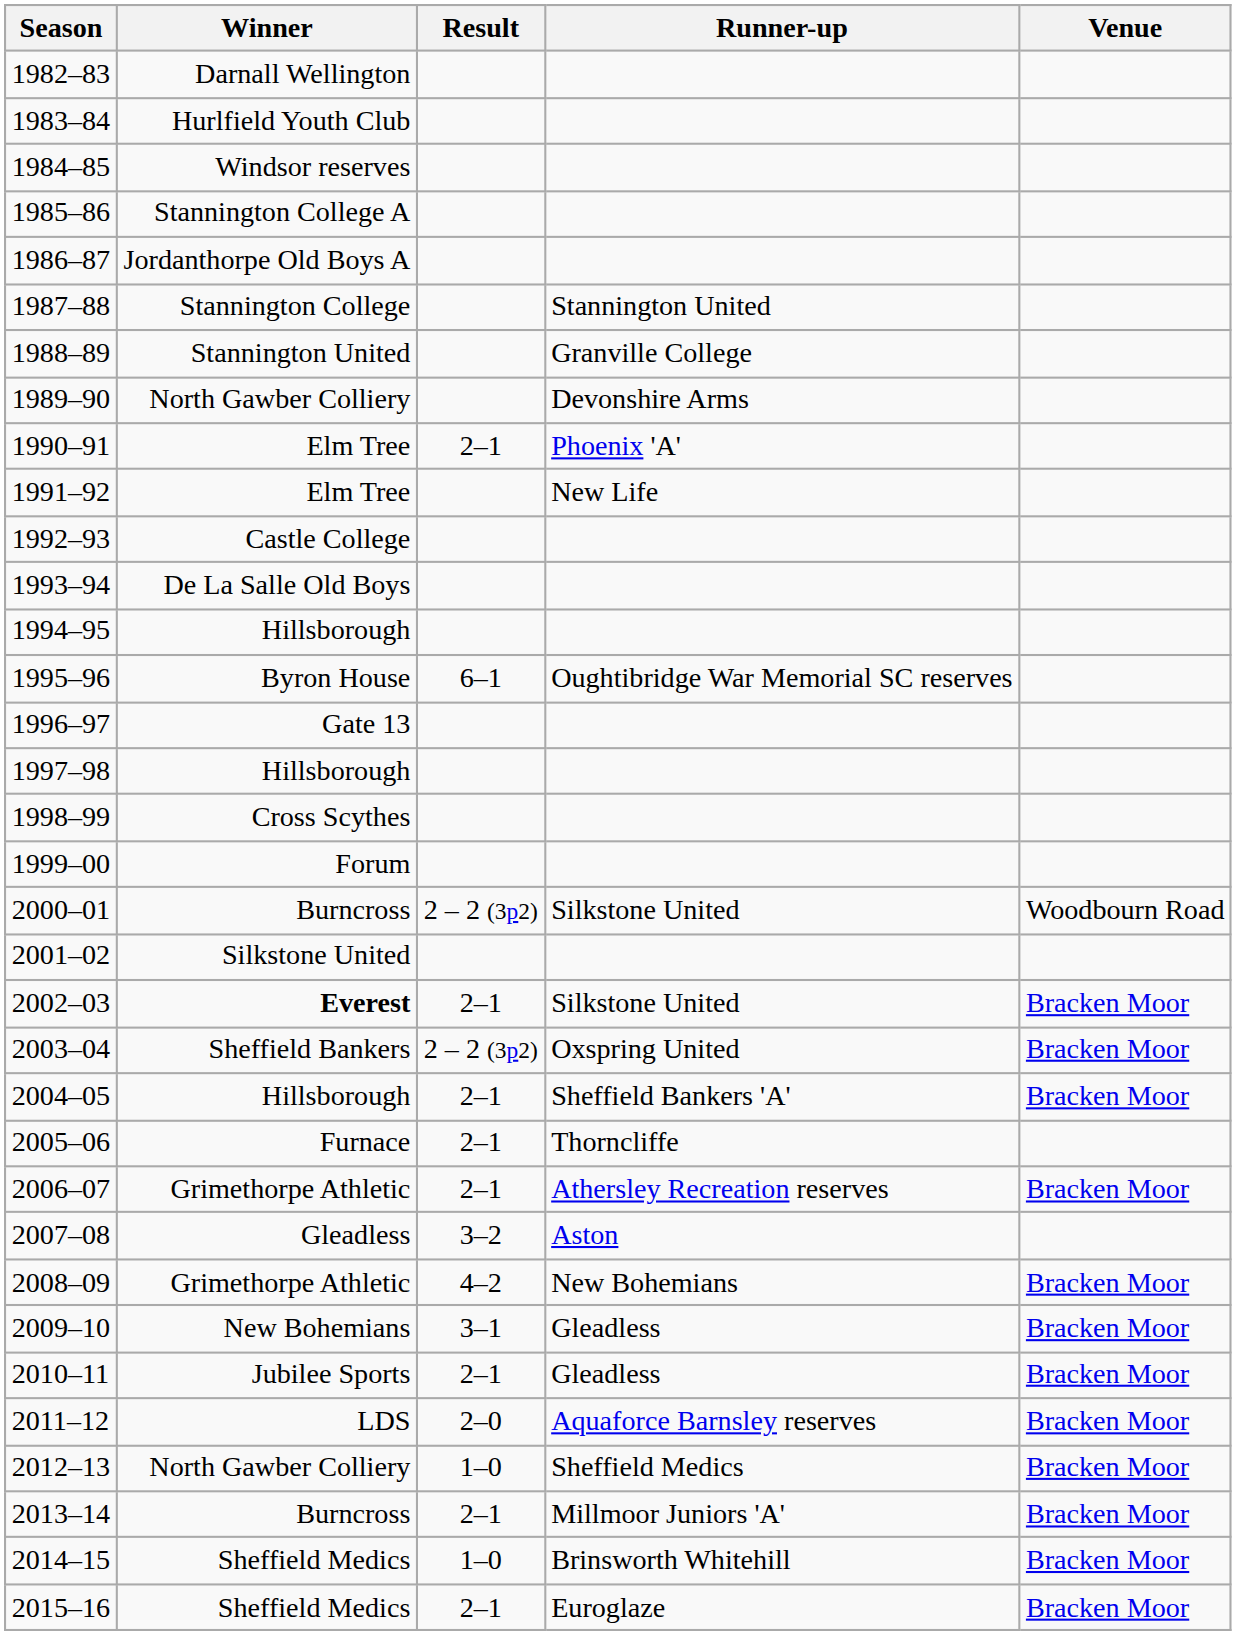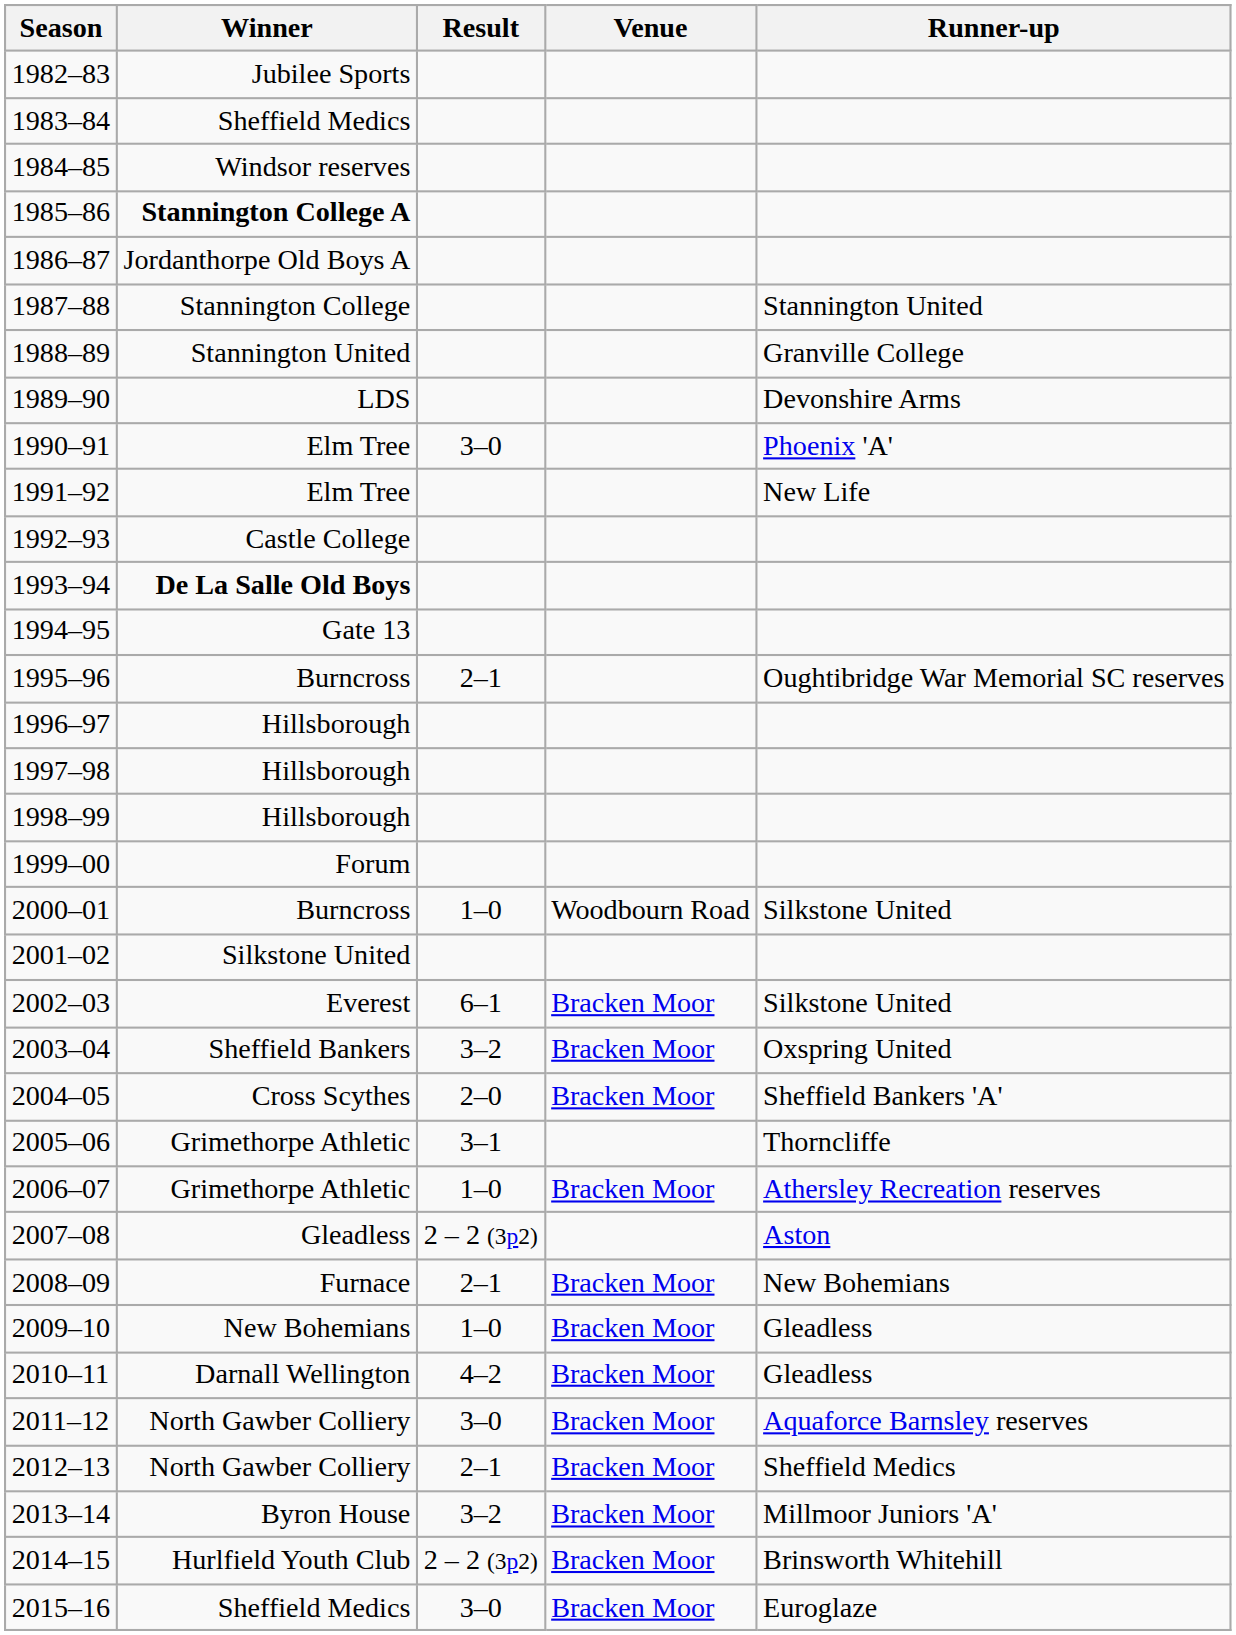columns swapped: (782, 27) <-> (1125, 27)
(303, 73) Darnall Wellington -> (331, 73) Jubilee Sports
(291, 120) Hurlfield Youth Club -> (314, 120) Sheffield Medics
(282, 213) normal -> (276, 213) bold
(280, 398) North Gawber Colliery -> (384, 398) LDS
(481, 445) 2–1 -> (481, 445) 3–0
(287, 584) normal -> (283, 584) bold
(336, 631) Hillsborough -> (366, 631) Gate 13
(336, 677) Byron House -> (353, 677) Burncross
(481, 677) 6–1 -> (481, 677) 2–1
(366, 724) Gate 13 -> (336, 724) Hillsborough
(331, 816) Cross Scythes -> (336, 816) Hillsborough
(481, 909) 2 – 2 (3p2) -> (481, 909) 1–0
(365, 1002) bold -> (368, 1002) normal
(481, 1002) 2–1 -> (481, 1002) 6–1
(481, 1049) 2 – 2 (3p2) -> (481, 1049) 3–2
(336, 1095) Hillsborough -> (331, 1095) Cross Scythes
(481, 1095) 2–1 -> (481, 1095) 2–0
(365, 1142) Furnace -> (290, 1142) Grimethorpe Athletic
(481, 1142) 2–1 -> (481, 1142) 3–1
(481, 1188) 2–1 -> (481, 1188) 1–0
(481, 1234) 3–2 -> (481, 1234) 2 – 2 (3p2)
(290, 1281) Grimethorpe Athletic -> (365, 1281) Furnace
(481, 1281) 4–2 -> (481, 1281) 2–1
(481, 1327) 3–1 -> (481, 1327) 1–0
(331, 1374) Jubilee Sports -> (303, 1374) Darnall Wellington
(481, 1374) 2–1 -> (481, 1374) 4–2
(384, 1420) LDS -> (280, 1420) North Gawber Colliery
(481, 1420) 2–0 -> (481, 1420) 3–0
(481, 1467) 1–0 -> (481, 1467) 2–1
(353, 1513) Burncross -> (336, 1513) Byron House
(481, 1513) 2–1 -> (481, 1513) 3–2
(314, 1560) Sheffield Medics -> (291, 1560) Hurlfield Youth Club
(481, 1560) 1–0 -> (481, 1560) 2 – 2 (3p2)
(481, 1606) 2–1 -> (481, 1606) 3–0
